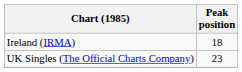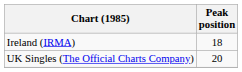(217, 59) 23 -> (217, 59) 20
